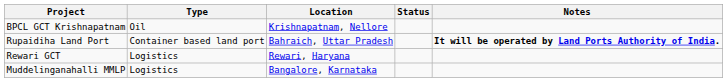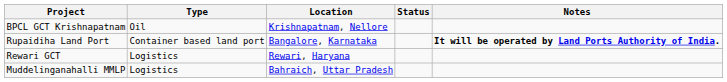(331, 41) Bahraich, Uttar Pradesh -> (323, 41) Bangalore, Karnataka
(323, 70) Bangalore, Karnataka -> (331, 70) Bahraich, Uttar Pradesh
